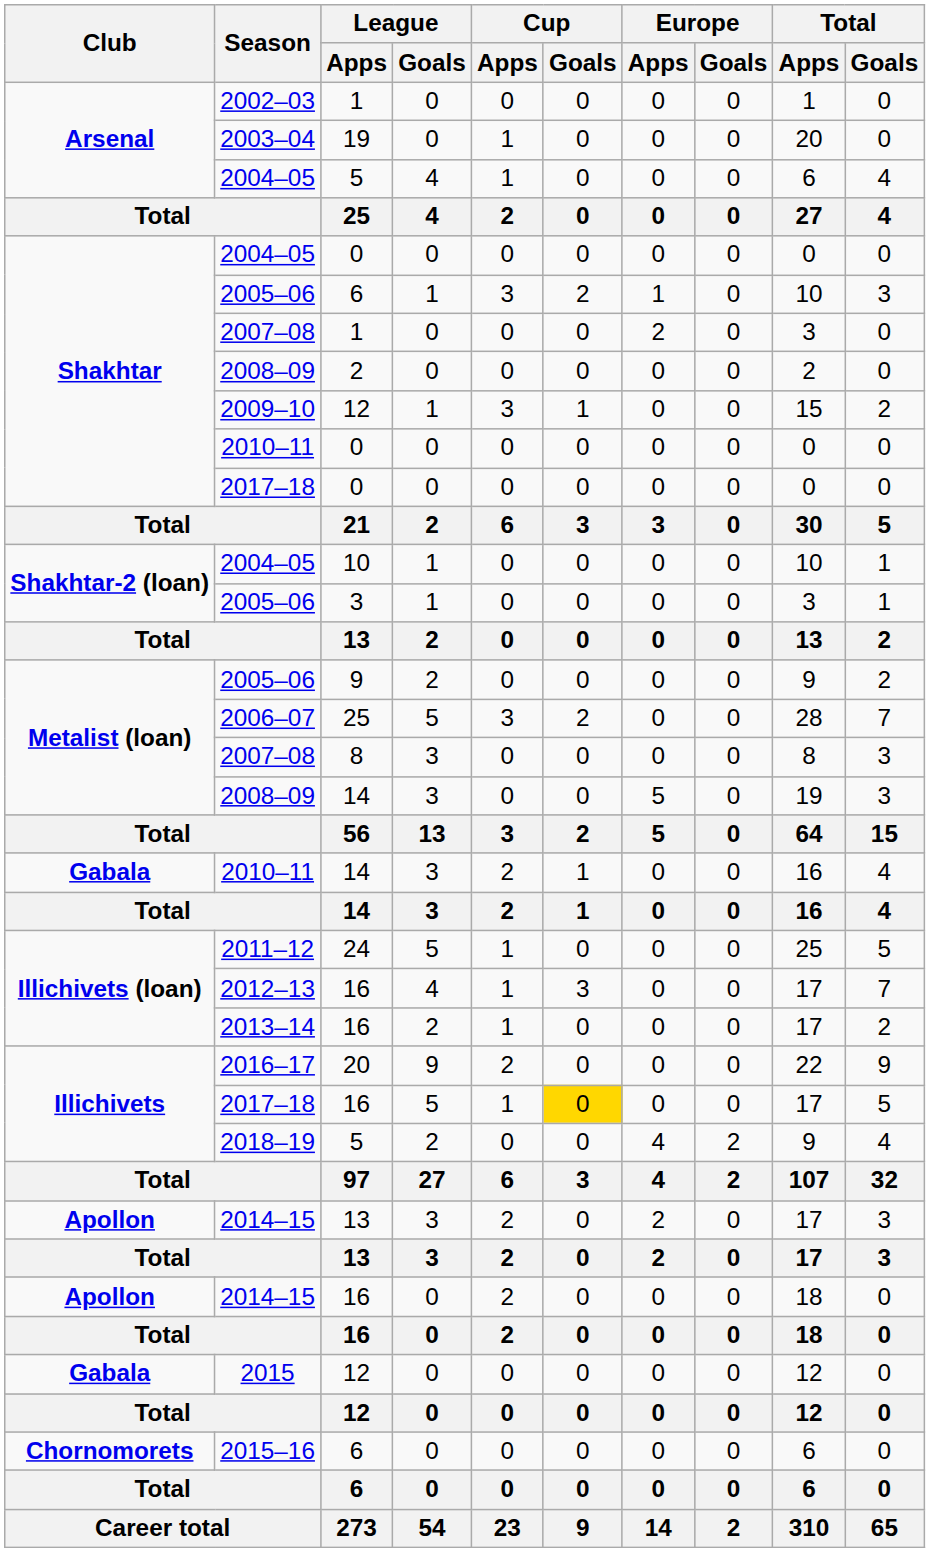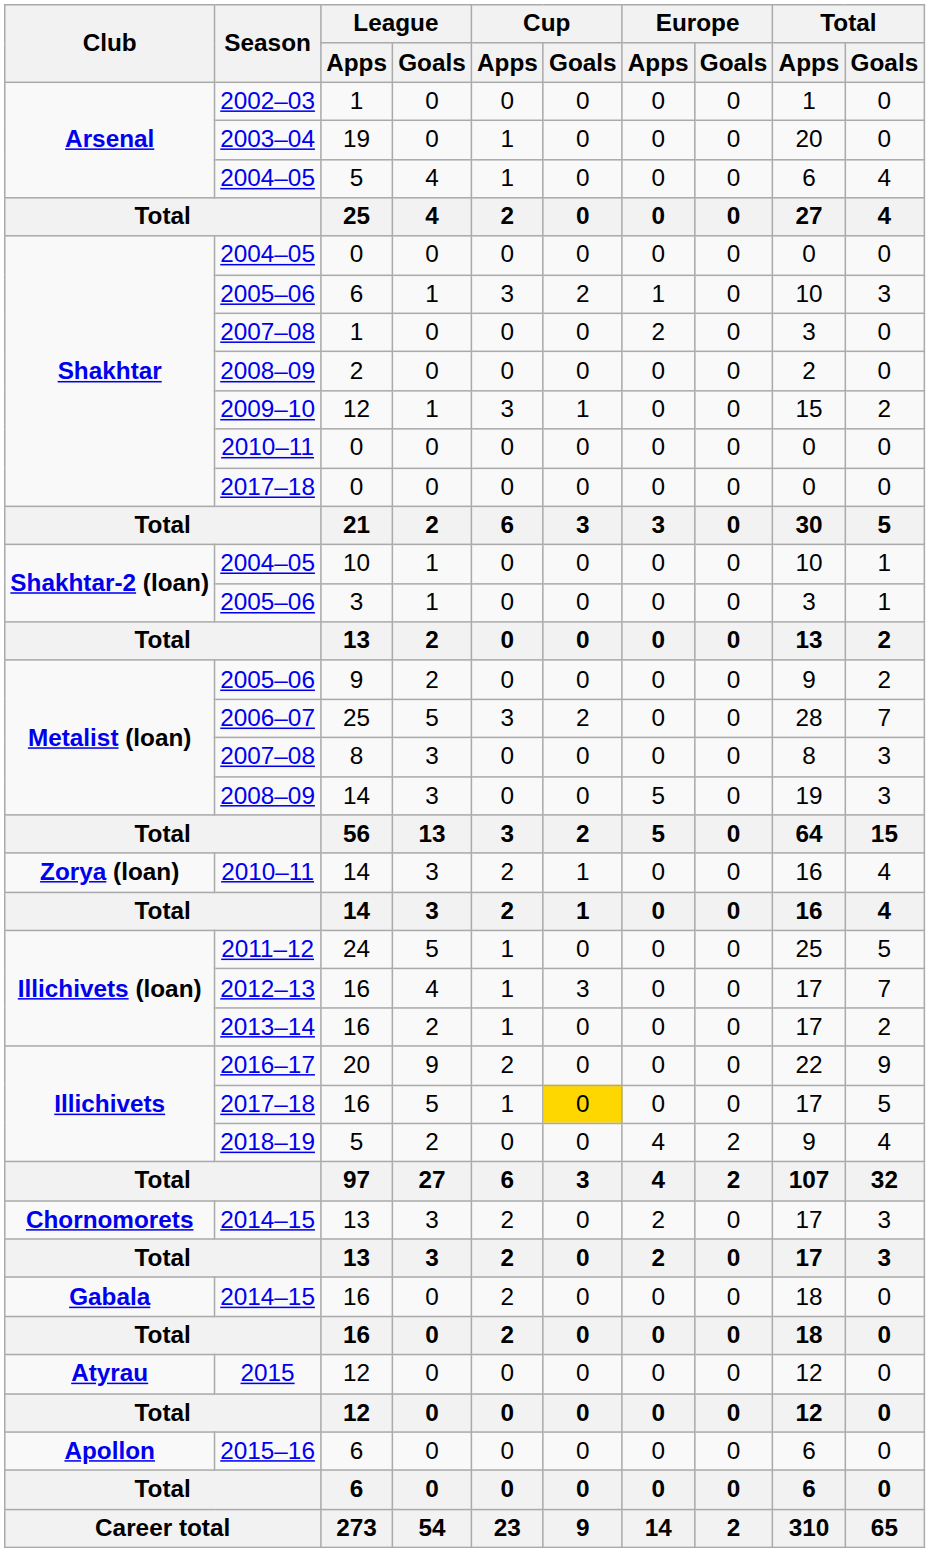(110, 872) Gabala -> (110, 872) Zorya (loan)
(110, 1219) Apollon -> (110, 1219) Chornomorets
(110, 1296) Apollon -> (110, 1296) Gabala
(110, 1373) Gabala -> (110, 1373) Atyrau
(110, 1450) Chornomorets -> (110, 1450) Apollon
